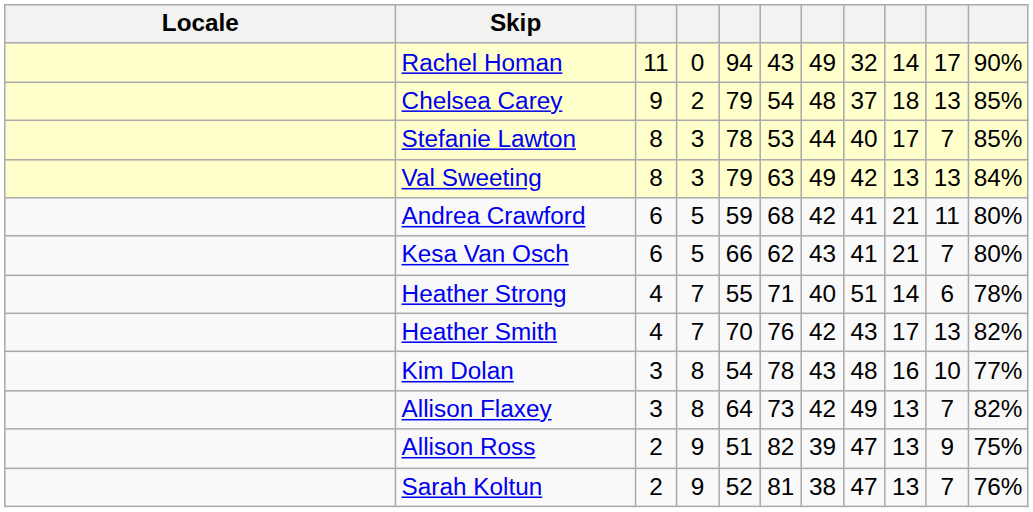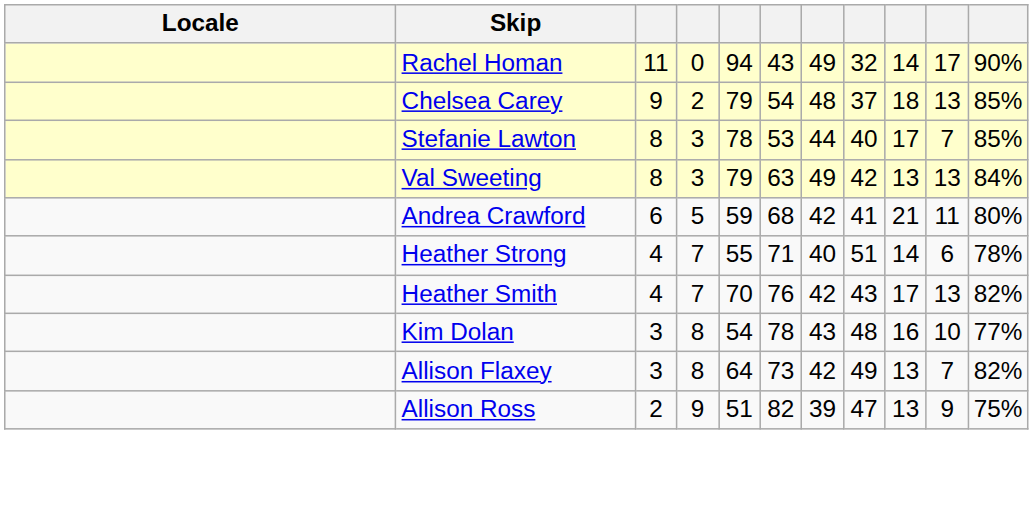- row: (485, 255)
- row: (472, 486)
